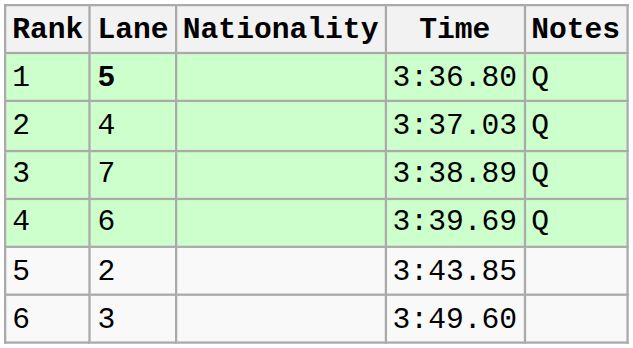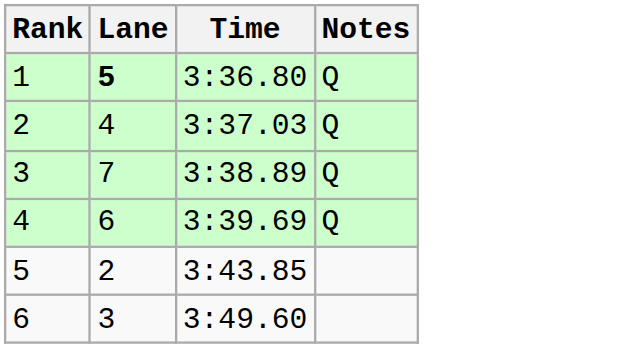- column: (281, 29)
